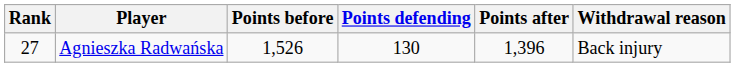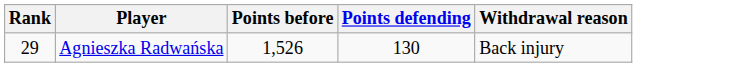- column: (524, 18)
(30, 47) 27 -> (30, 47) 29
